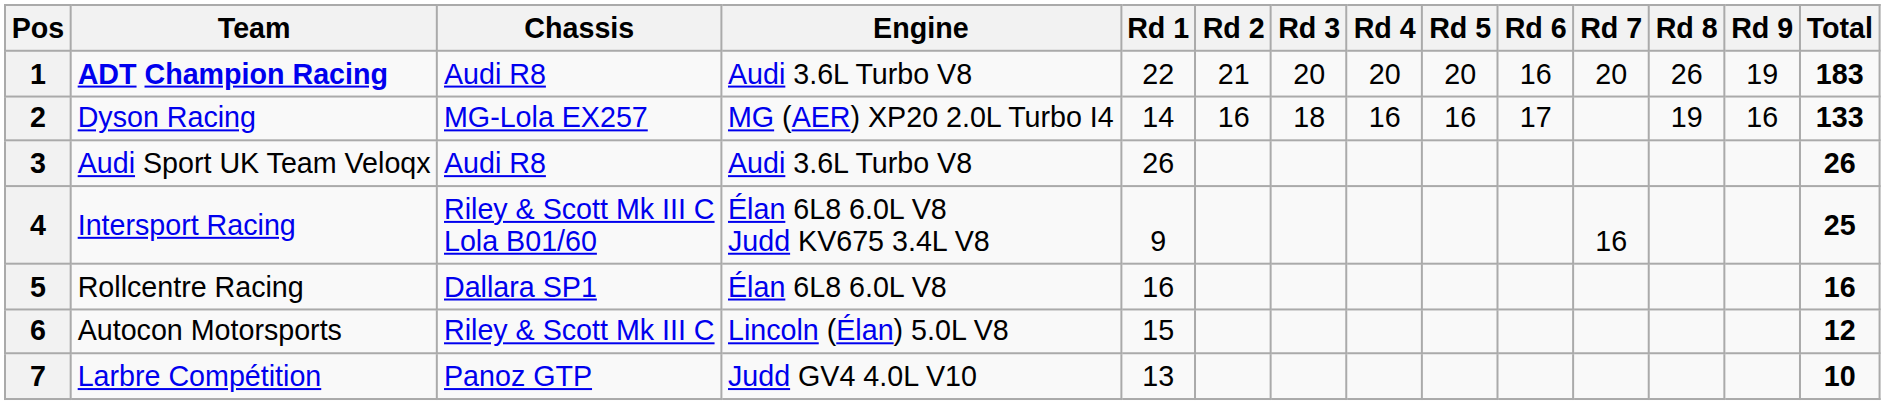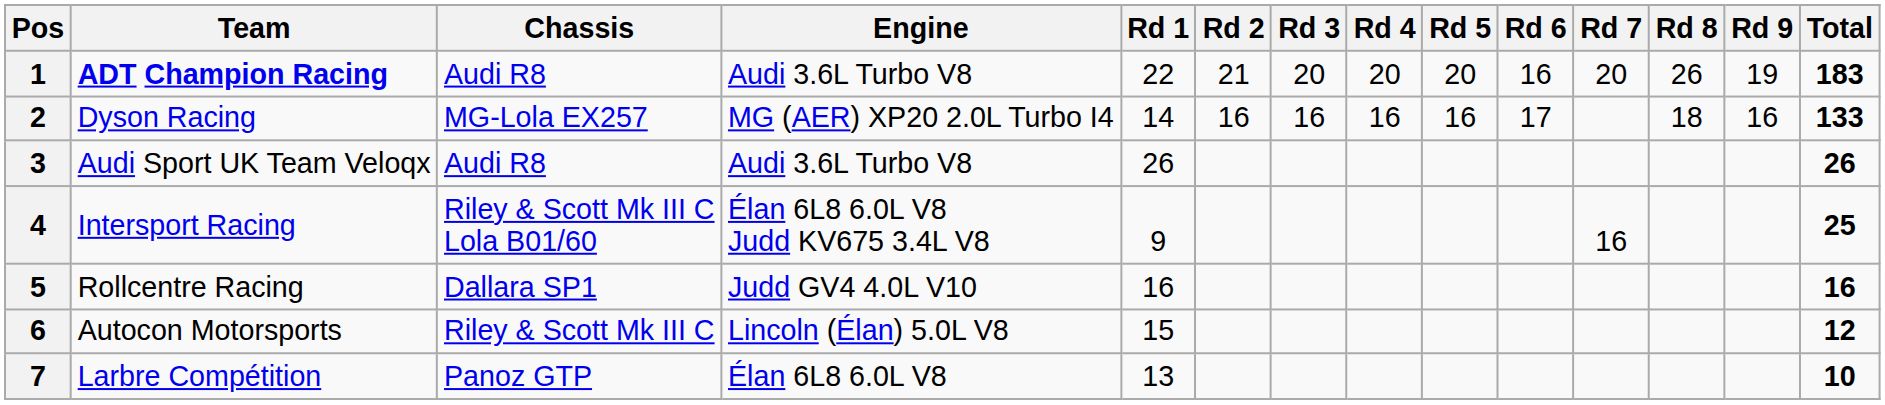(1309, 119) 18 -> (1309, 119) 16
(1687, 119) 19 -> (1687, 119) 18
(837, 286) Élan 6L8 6.0L V8 -> (852, 286) Judd GV4 4.0L V10
(852, 377) Judd GV4 4.0L V10 -> (837, 377) Élan 6L8 6.0L V8
